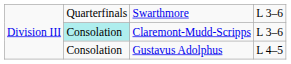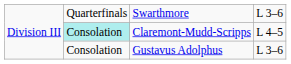(270, 31) L 3–6 -> (270, 31) L 4–5
(270, 50) L 4–5 -> (270, 50) L 3–6
